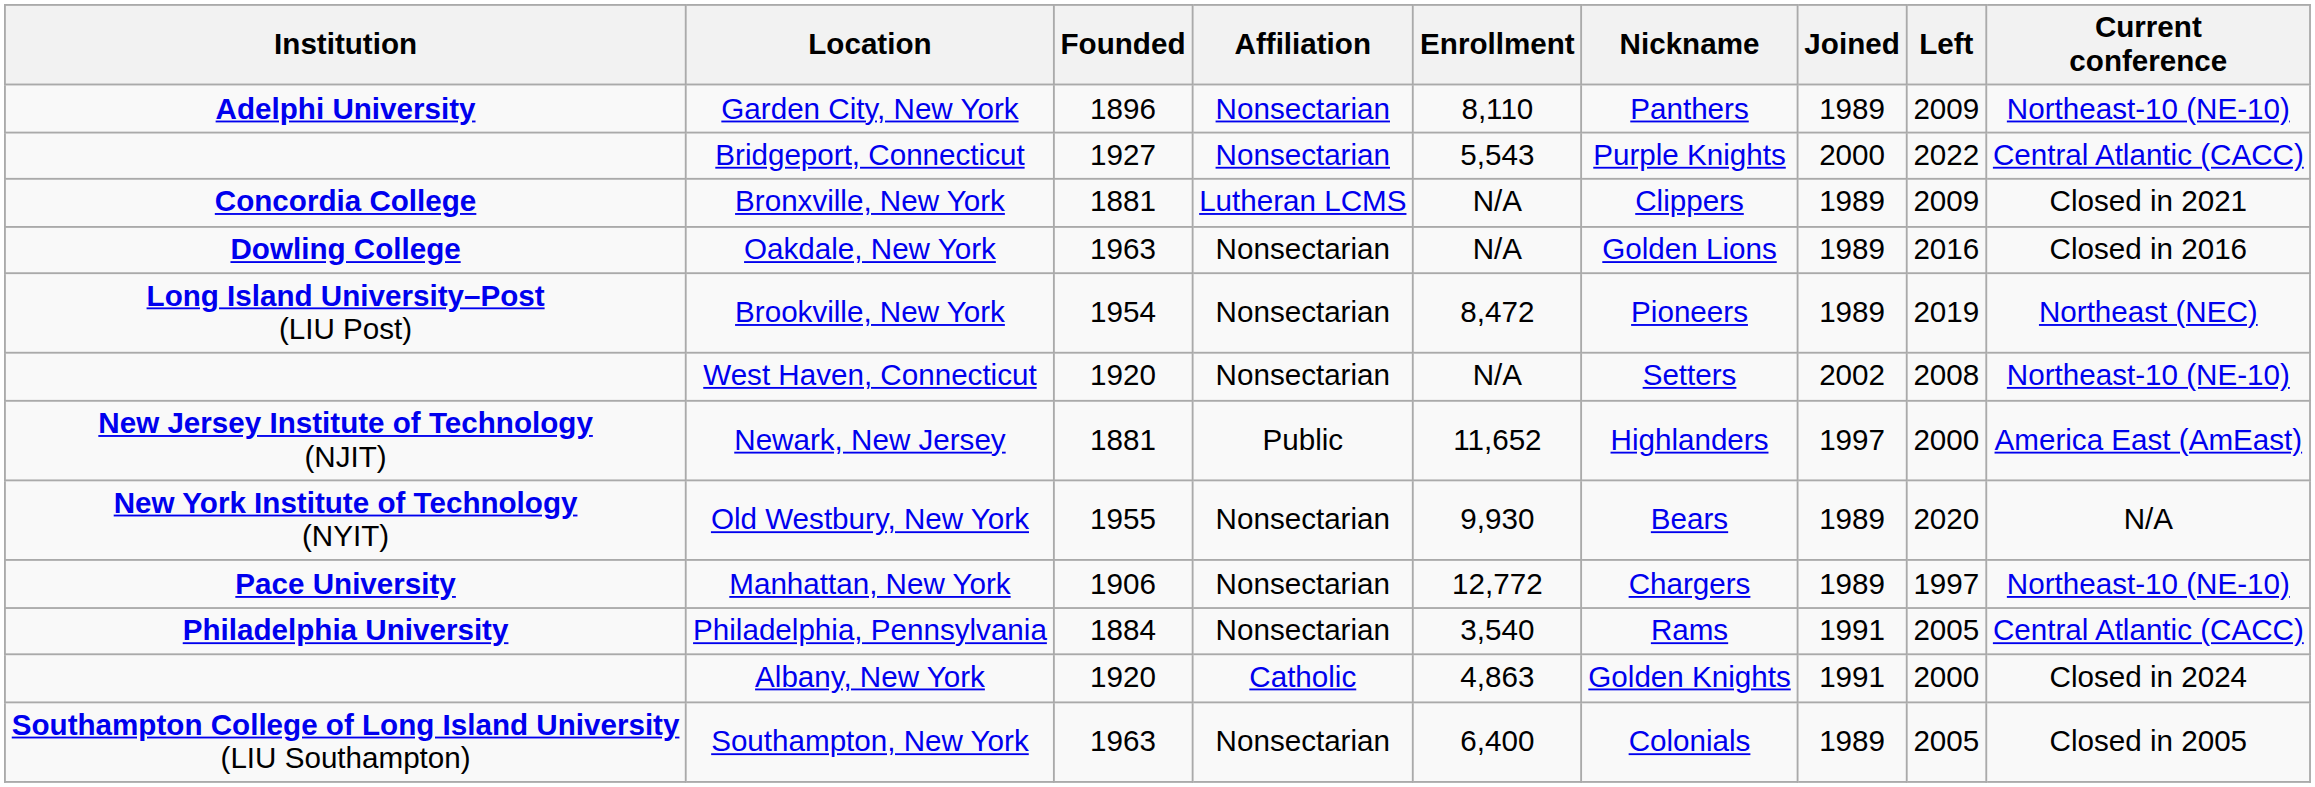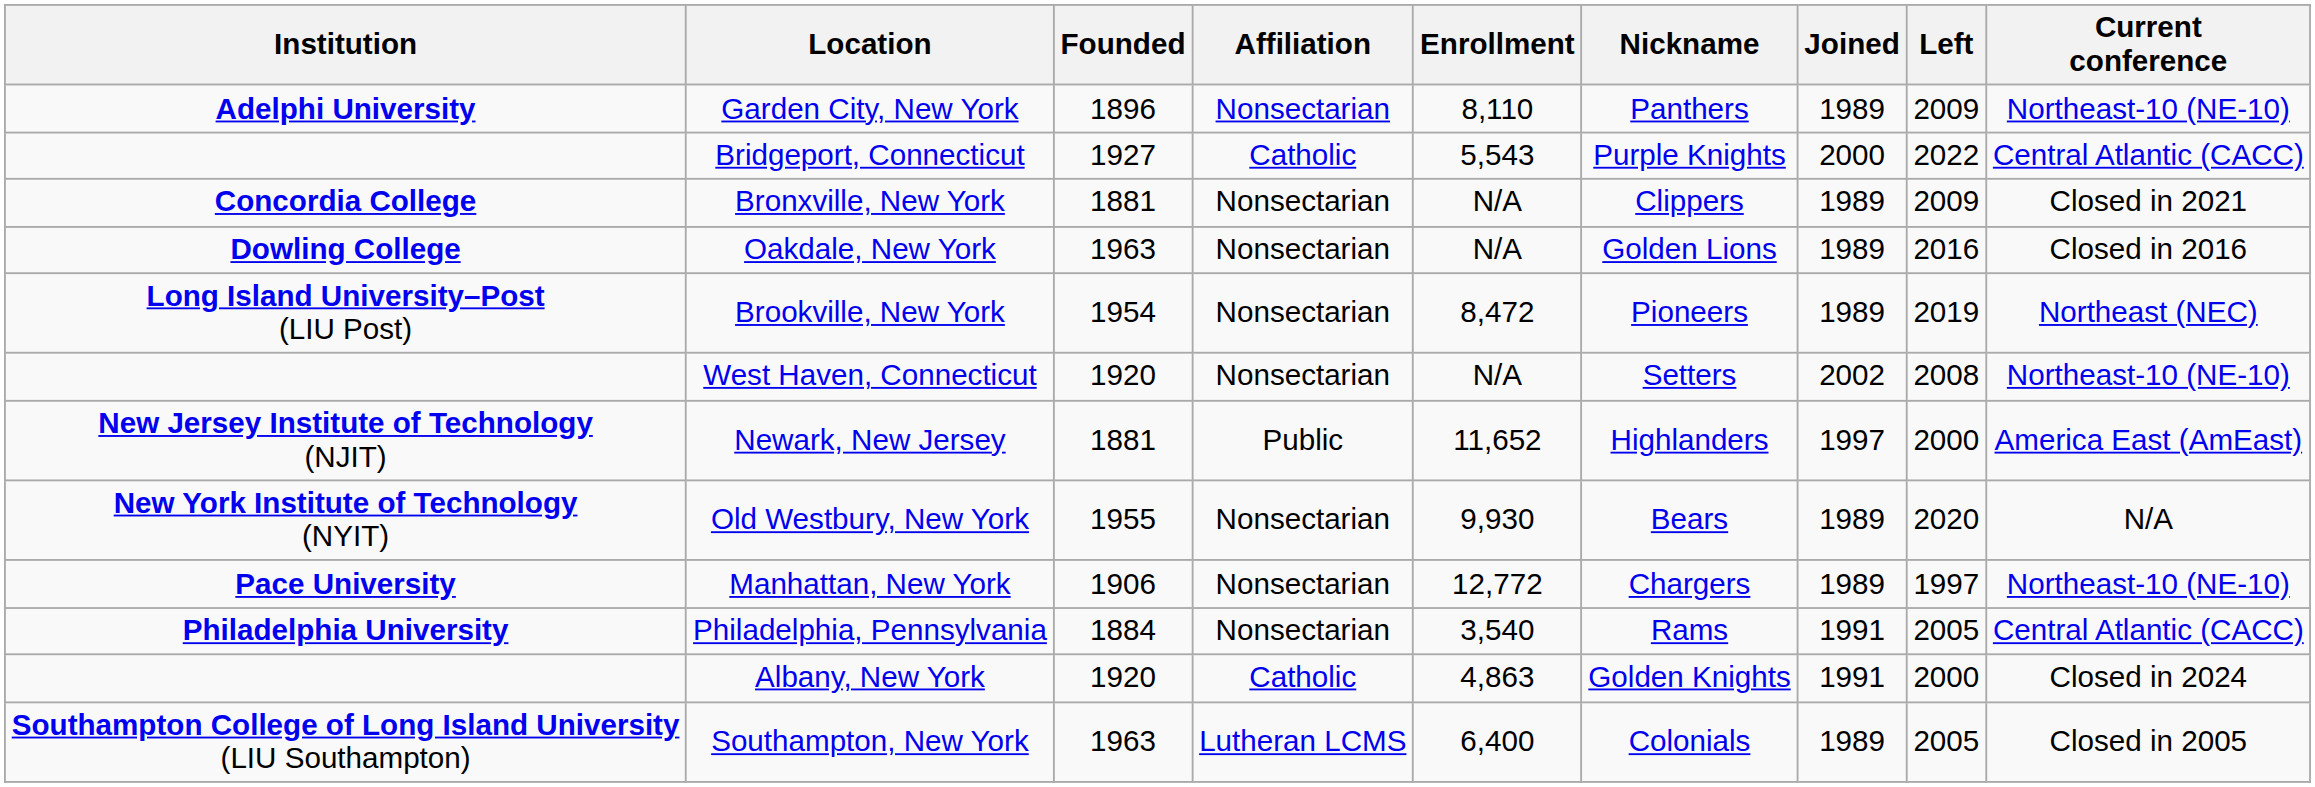(1303, 155) Nonsectarian -> (1303, 155) Catholic
(1303, 202) Lutheran LCMS -> (1303, 202) Nonsectarian
(1303, 741) Nonsectarian -> (1303, 741) Lutheran LCMS
